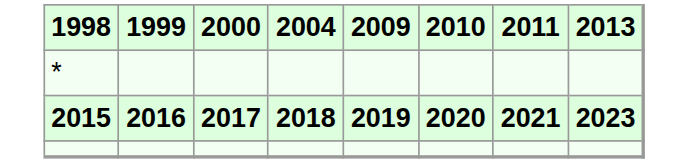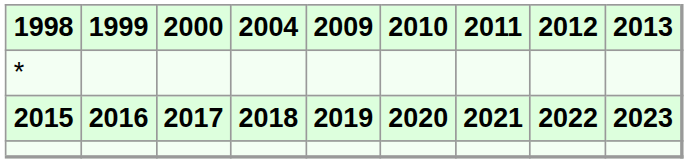+ column: (568, 27)
